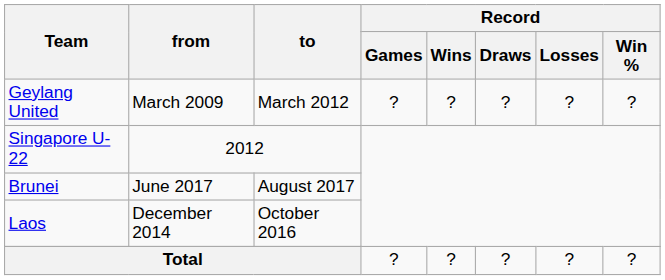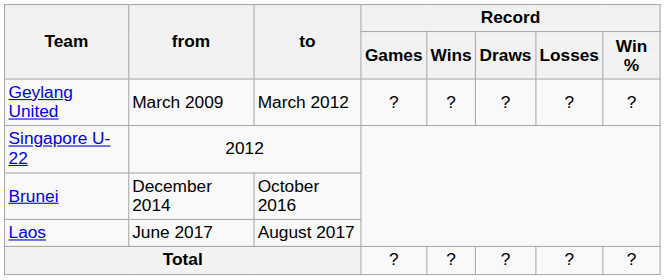(173, 186) June 2017 -> (172, 195) December 2014
(306, 186) August 2017 -> (288, 195) October 2016
(172, 223) December 2014 -> (173, 232) June 2017
(288, 223) October 2016 -> (306, 232) August 2017
